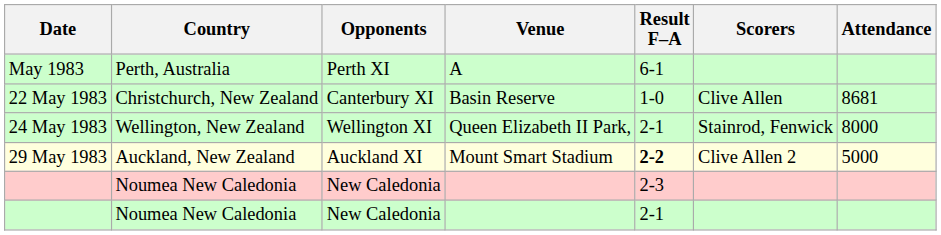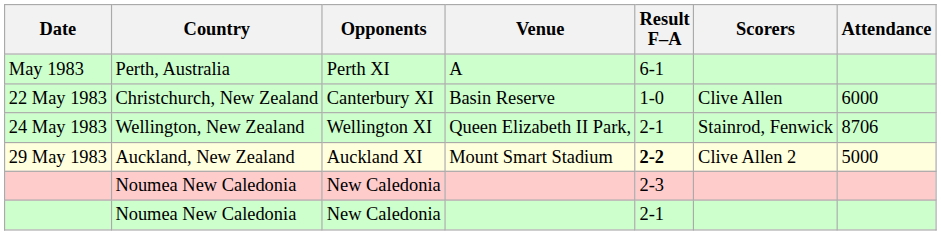(860, 98) 8681 -> (860, 98) 6000
(860, 127) 8000 -> (860, 127) 8706
